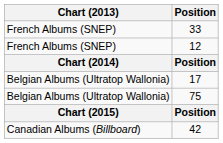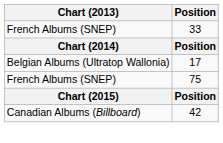- row: (195, 46)
(88, 96) Belgian Albums (Ultratop Wallonia) -> (61, 79) French Albums (SNEP)
